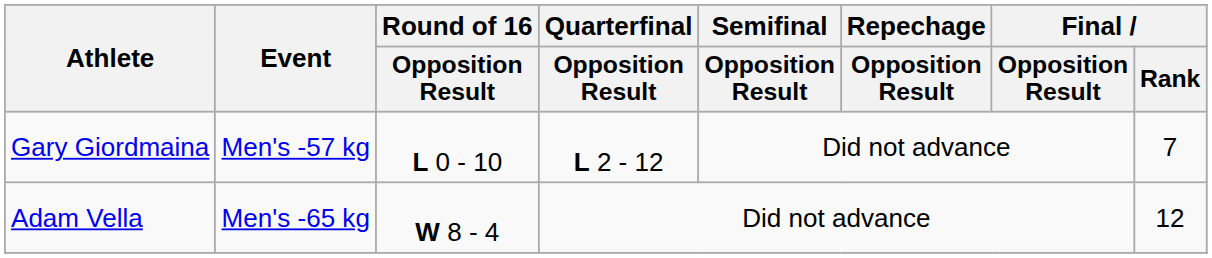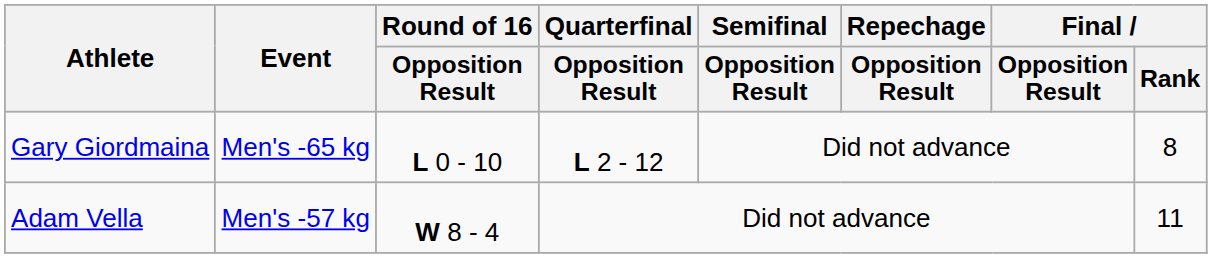(296, 148) Men's -57 kg -> (296, 148) Men's -65 kg
(1170, 148) 7 -> (1170, 148) 8
(296, 218) Men's -65 kg -> (296, 218) Men's -57 kg
(1170, 218) 12 -> (1170, 218) 11
